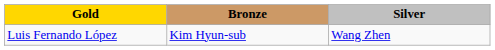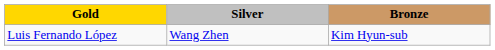columns swapped: (409, 14) <-> (247, 14)
